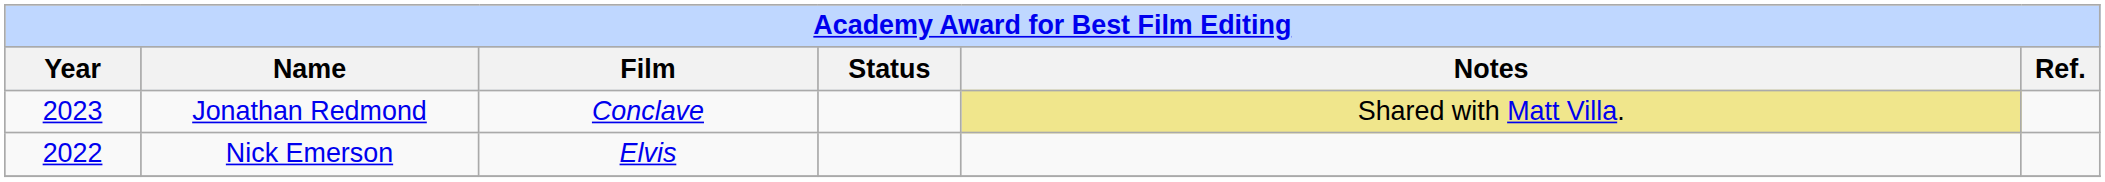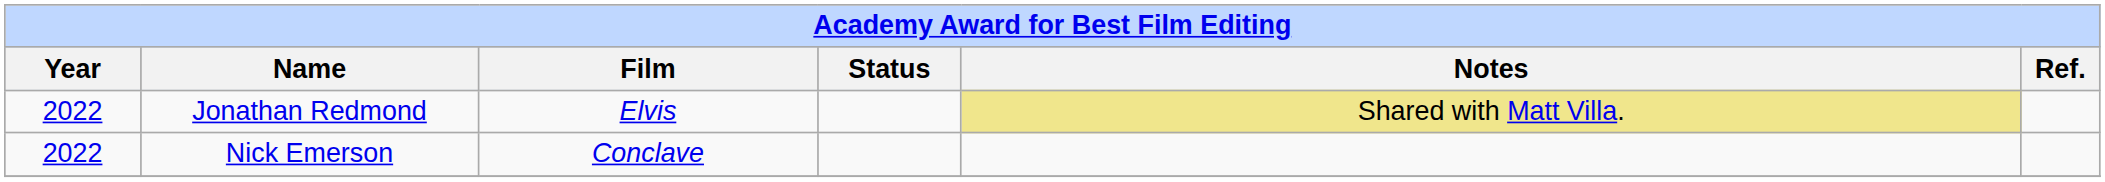(73, 111) 2023 -> (73, 111) 2022
(648, 111) Conclave -> (648, 111) Elvis
(648, 153) Elvis -> (648, 153) Conclave
